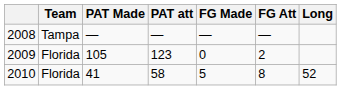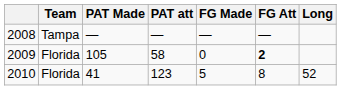(161, 54) 123 -> (158, 54) 58
(262, 54) normal -> (262, 54) bold
(158, 74) 58 -> (161, 74) 123
